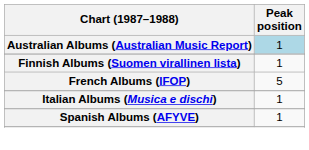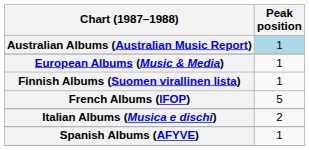+ row: (129, 63)
(279, 99) 1 -> (279, 117) 2
